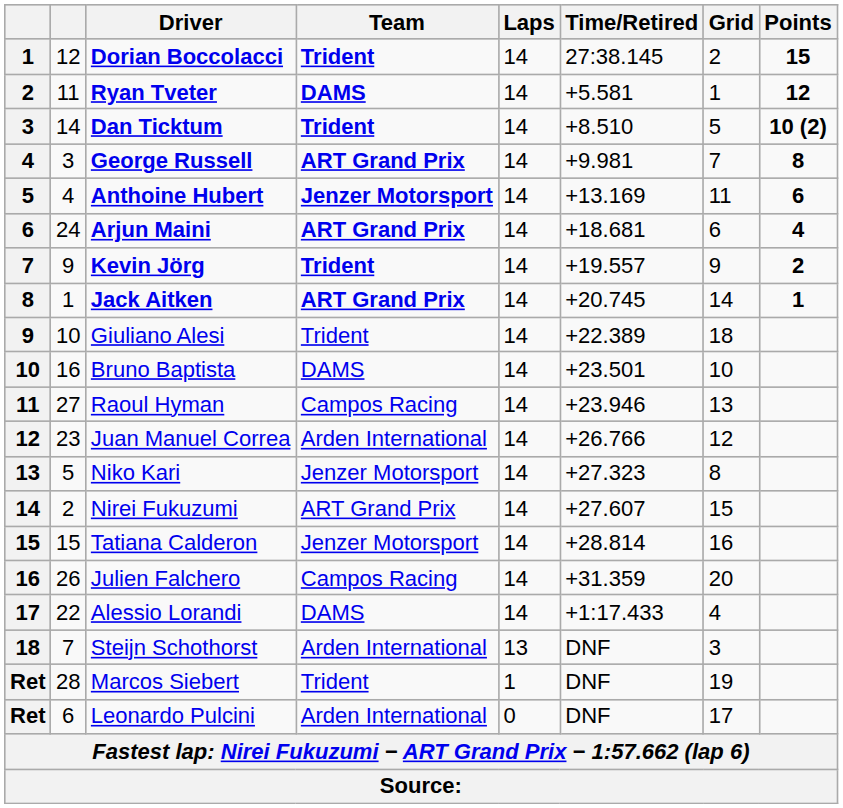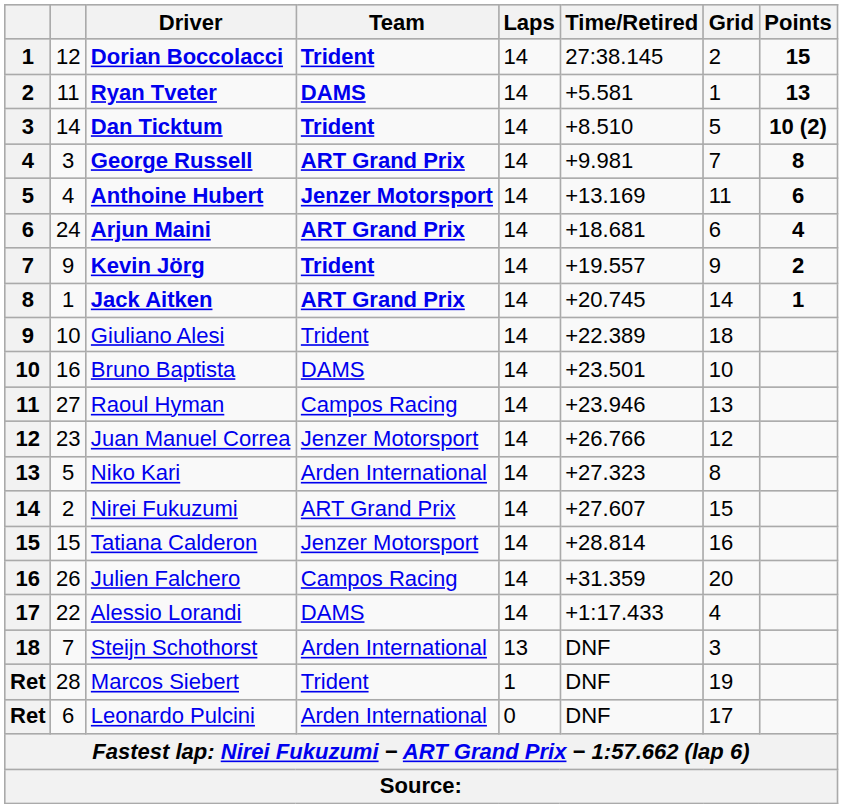(798, 91) 12 -> (798, 91) 13
(394, 439) Arden International -> (390, 439) Jenzer Motorsport
(390, 473) Jenzer Motorsport -> (394, 473) Arden International
